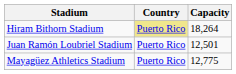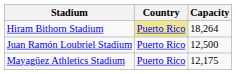(204, 45) 12,501 -> (204, 45) 12,500
(204, 61) 12,775 -> (204, 61) 12,175
